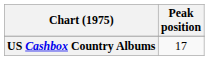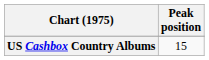(181, 45) 17 -> (181, 45) 15
